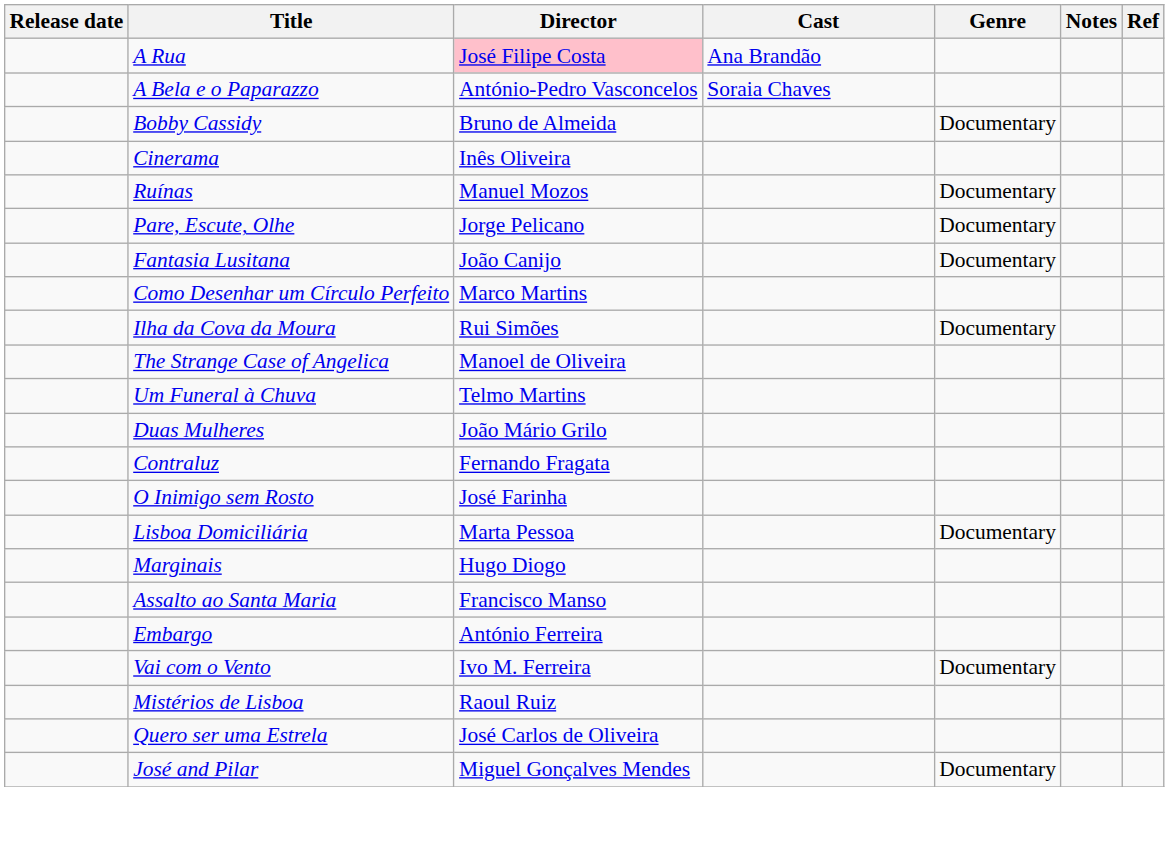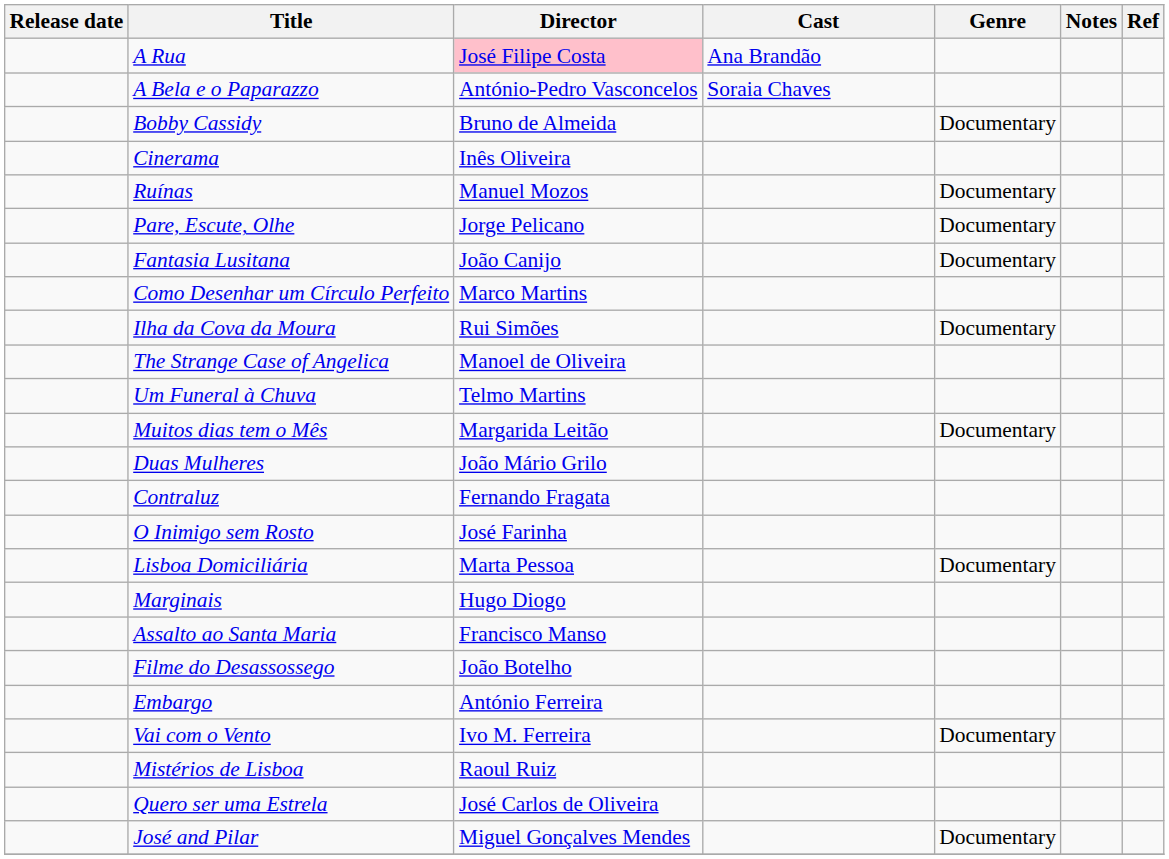+ row: (230, 429)
+ row: (234, 667)
